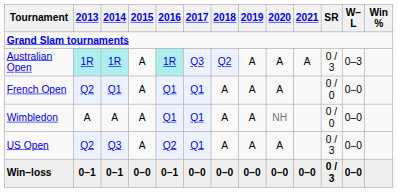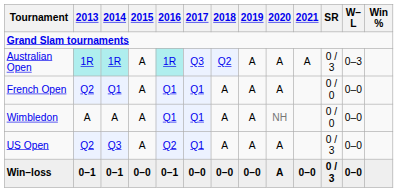(280, 173) 0–0 -> (280, 173) A
